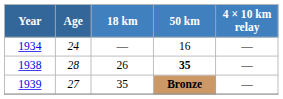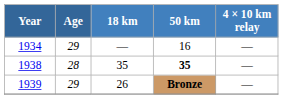(73, 46) 24 -> (73, 46) 29
(122, 65) 26 -> (122, 65) 35
(73, 85) 27 -> (73, 85) 29
(122, 85) 35 -> (122, 85) 26
